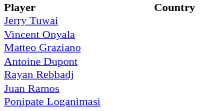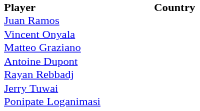rows swapped: (32, 87) <-> (31, 20)
